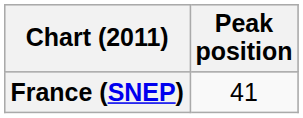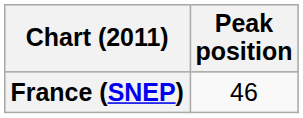(244, 91) 41 -> (244, 91) 46
